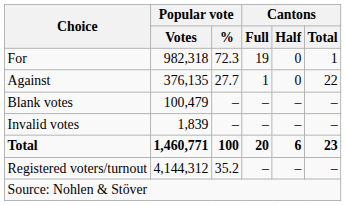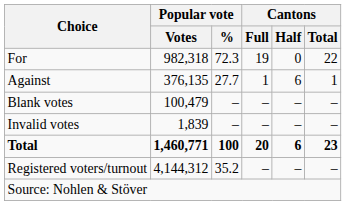(334, 59) 1 -> (331, 59) 22
(298, 80) 0 -> (298, 80) 6
(331, 80) 22 -> (334, 80) 1
